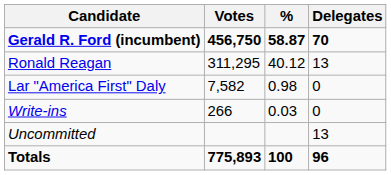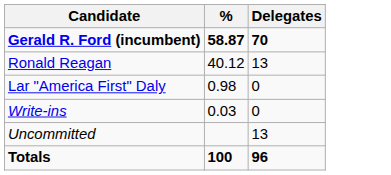- column: (234, 16)
